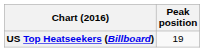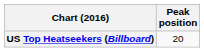(178, 39) 19 -> (178, 39) 20
